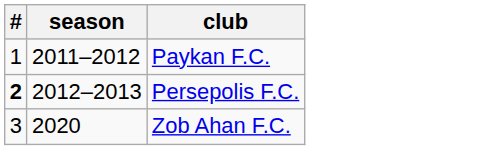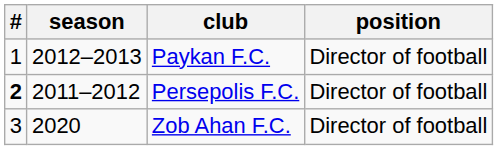+ column: (398, 21)
(86, 56) 2011–2012 -> (87, 56) 2012–2013
(87, 91) 2012–2013 -> (86, 91) 2011–2012
